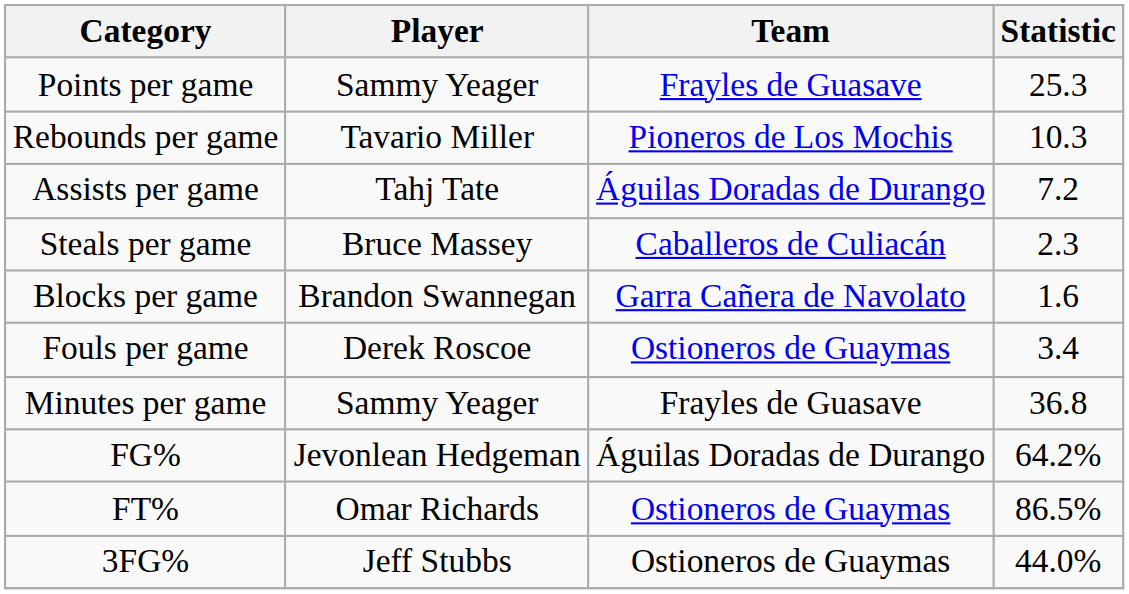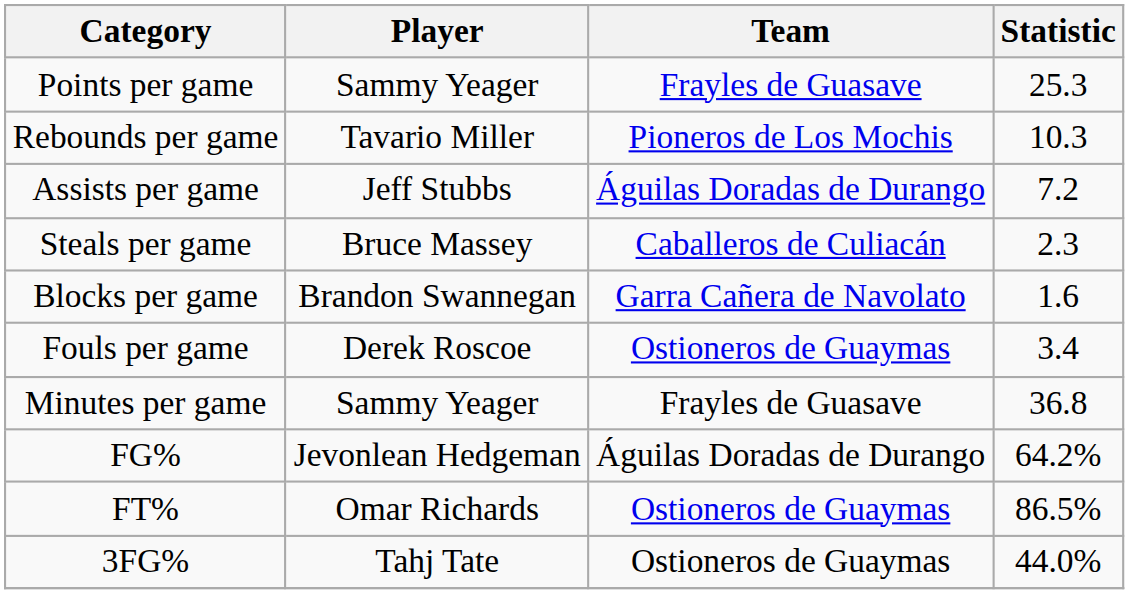(437, 190) Tahj Tate -> (437, 190) Jeff Stubbs
(437, 561) Jeff Stubbs -> (437, 561) Tahj Tate
